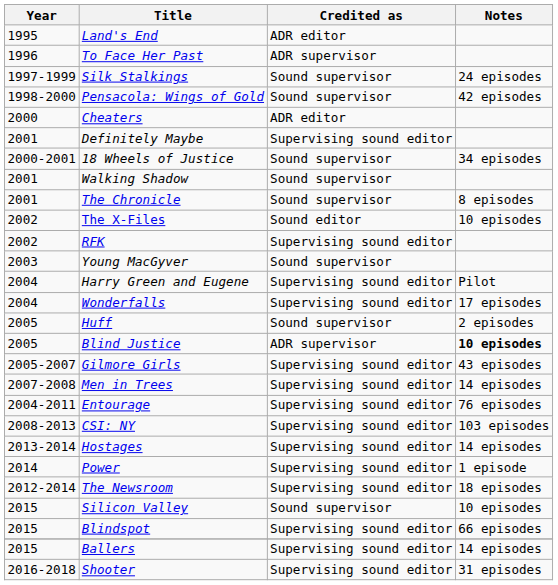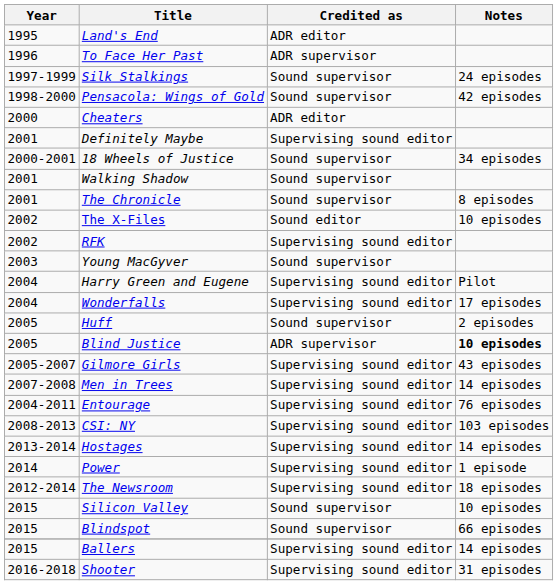(361, 529) Supervising sound editor -> (331, 529) Sound supervisor
